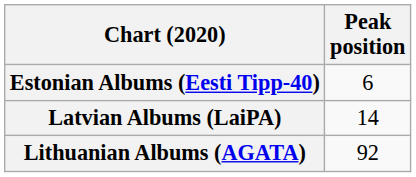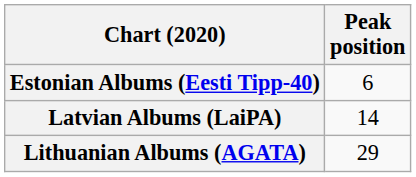(368, 152) 92 -> (368, 152) 29
